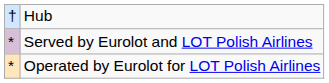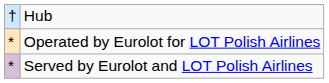rows swapped: (172, 66) <-> (168, 41)
